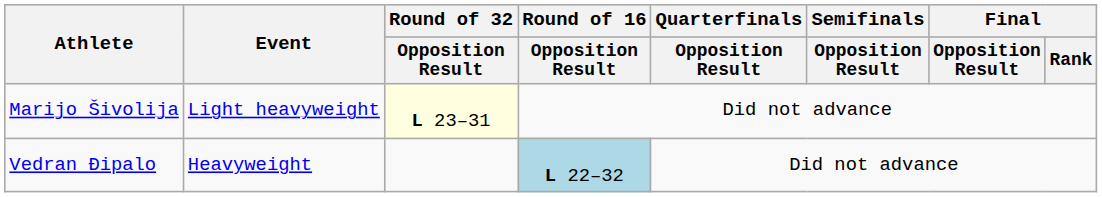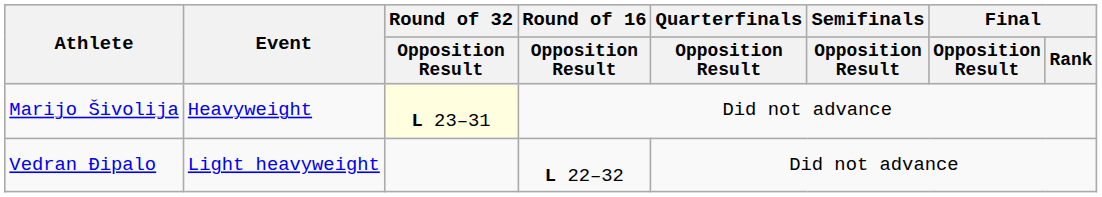(284, 111) Light heavyweight -> (250, 111) Heavyweight
(250, 165) Heavyweight -> (284, 165) Light heavyweight
(584, 176) lightblue background -> (584, 176) no background
